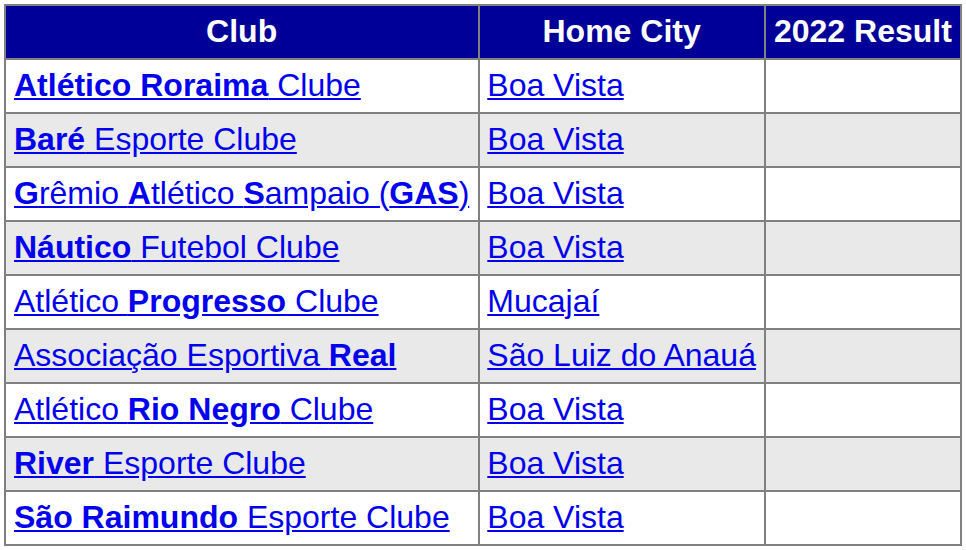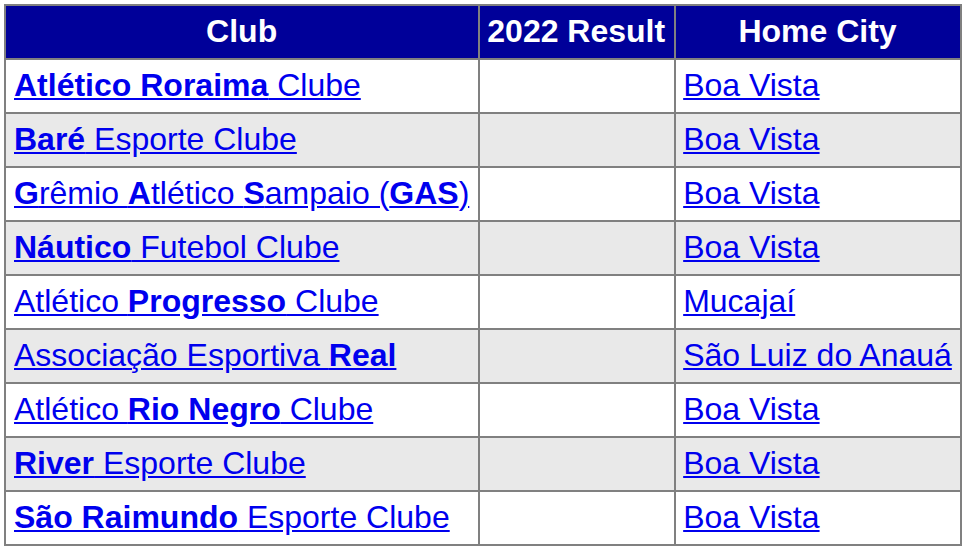columns swapped: (622, 31) <-> (863, 31)
